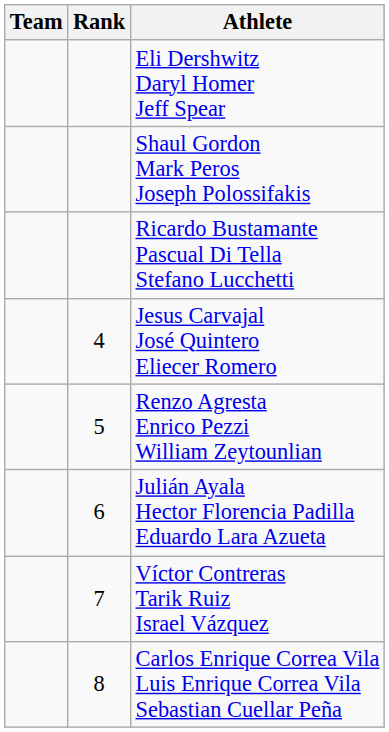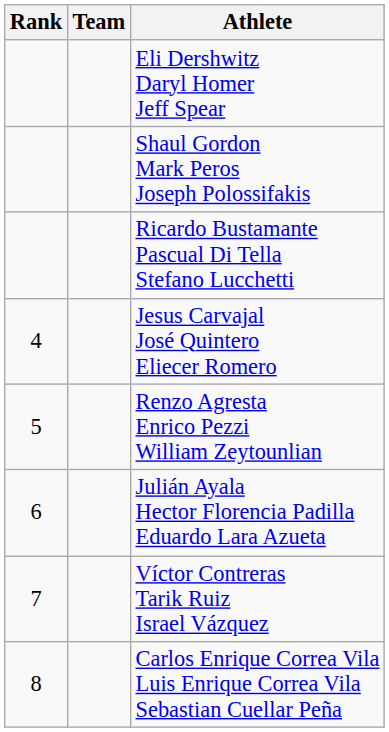columns swapped: (99, 22) <-> (36, 22)
